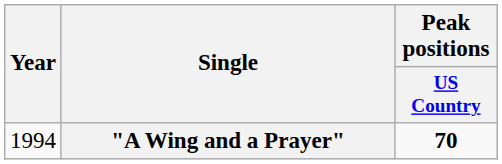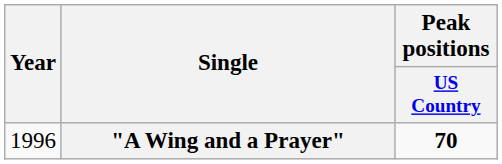(33, 140) 1994 -> (33, 140) 1996
